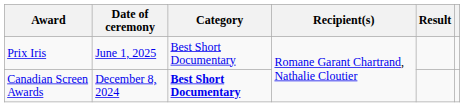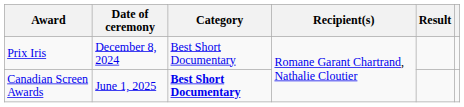(126, 53) June 1, 2025 -> (126, 53) December 8, 2024
(126, 85) December 8, 2024 -> (126, 85) June 1, 2025
